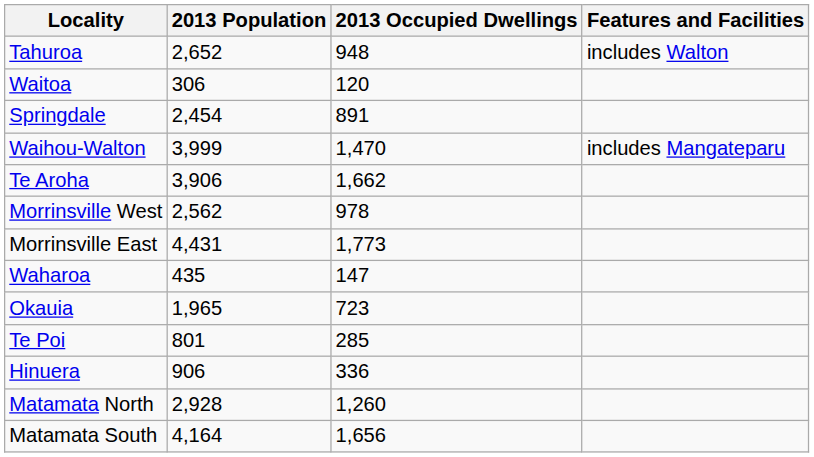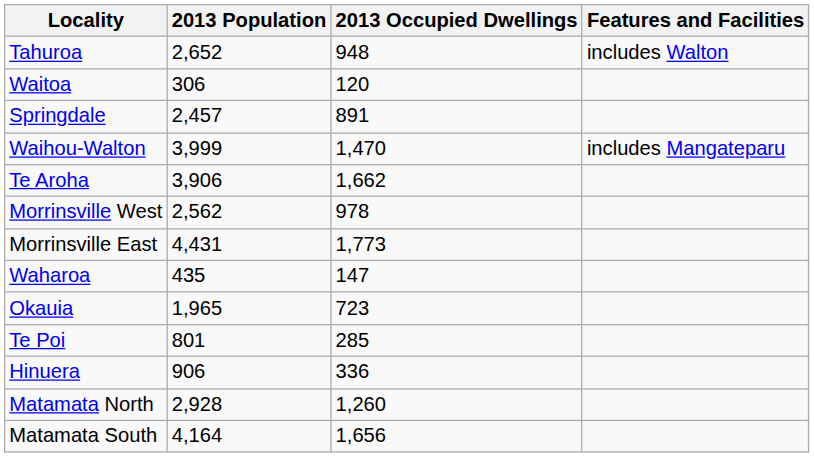(197, 116) 2,454 -> (197, 116) 2,457
